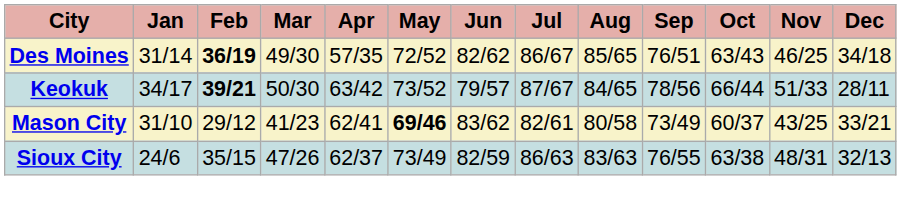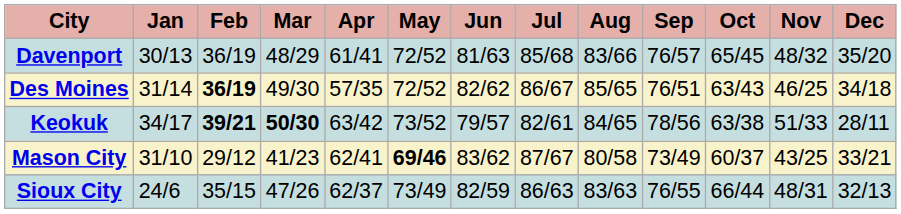+ row: (69, 55)
(293, 89) normal -> (293, 123) bold
(547, 89) 87/67 -> (547, 123) 82/61
(737, 89) 66/44 -> (737, 123) 63/38
(547, 123) 82/61 -> (547, 157) 87/67
(737, 157) 63/38 -> (737, 191) 66/44
